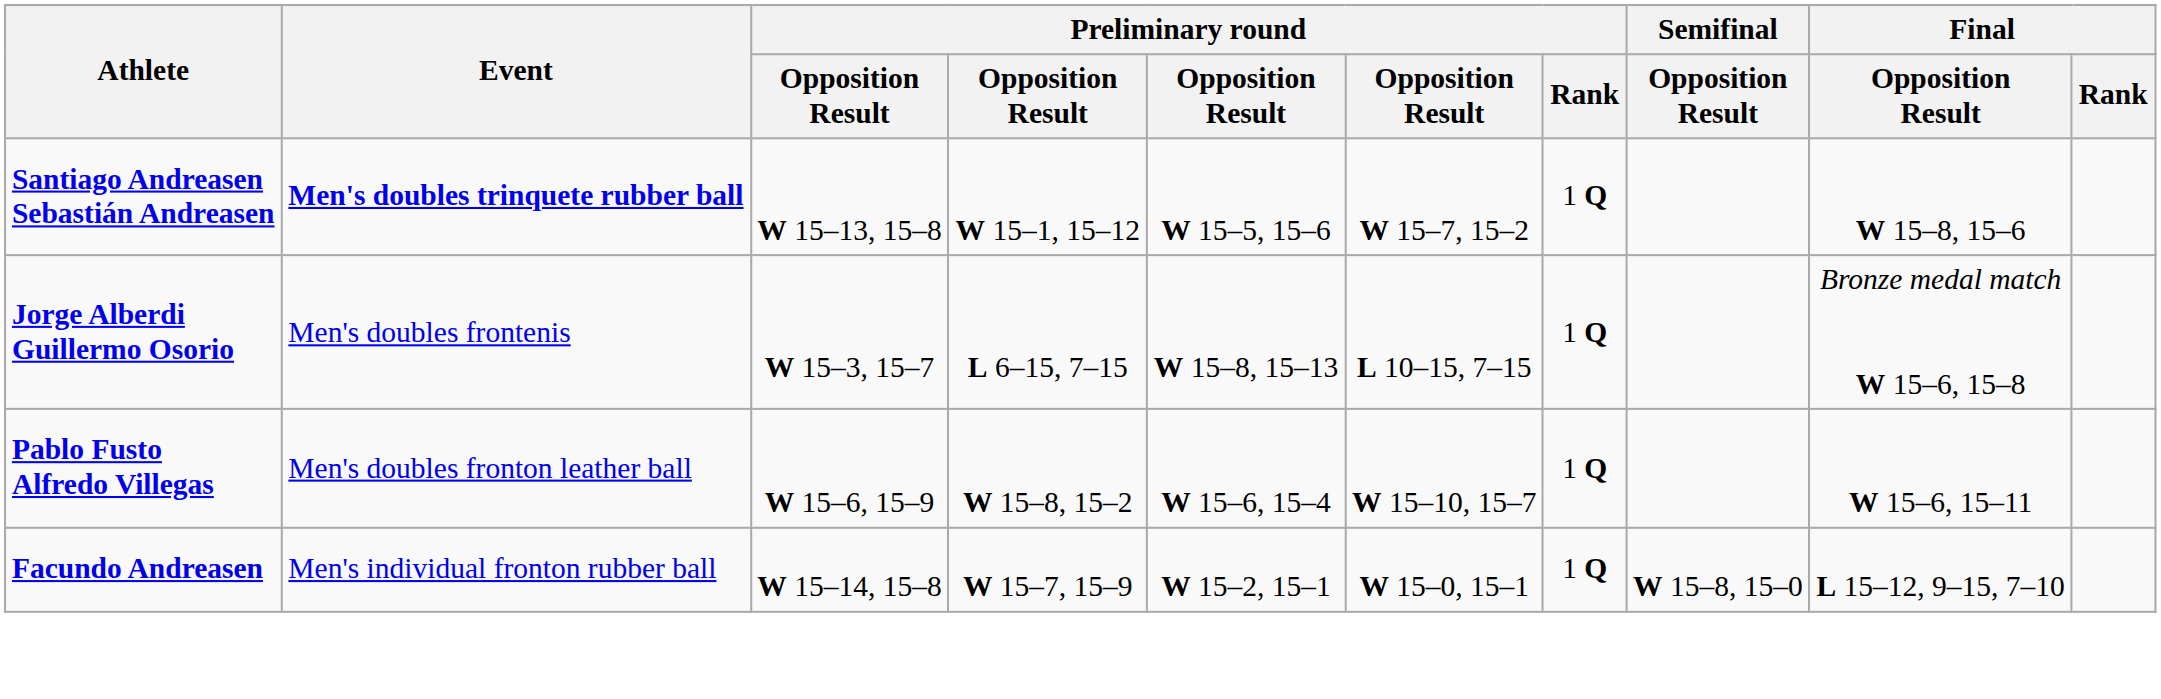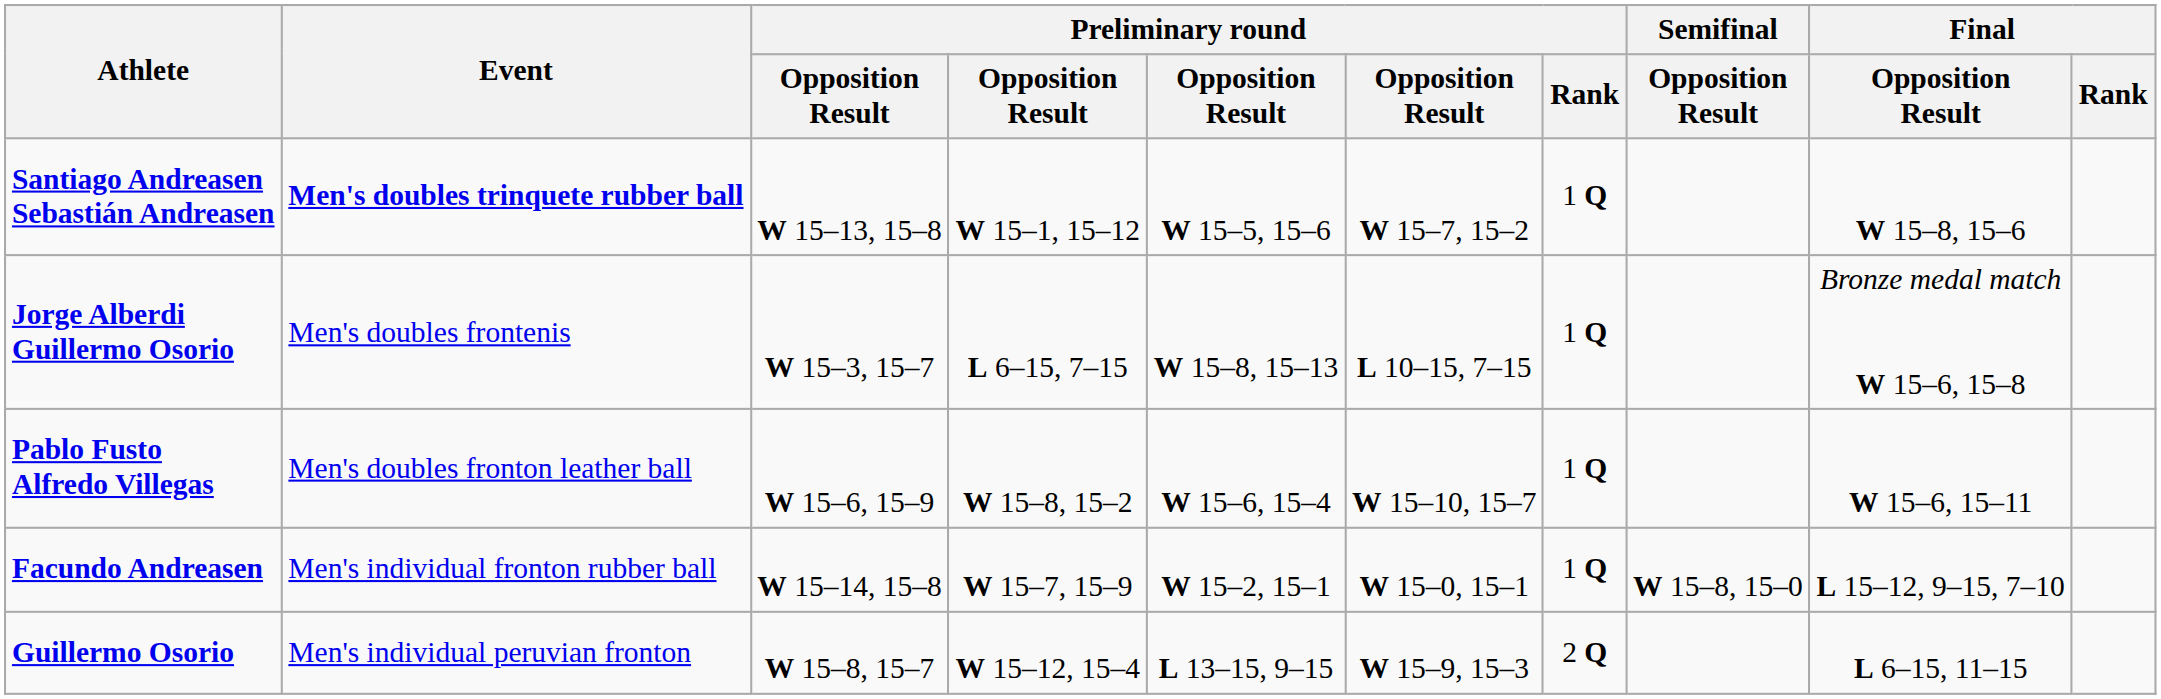+ row: (123, 652)
